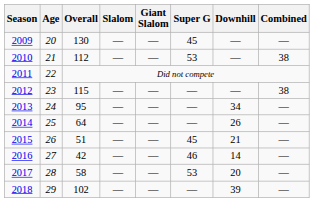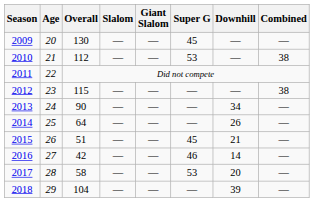(81, 106) 95 -> (81, 106) 90
(81, 189) 102 -> (81, 189) 104
